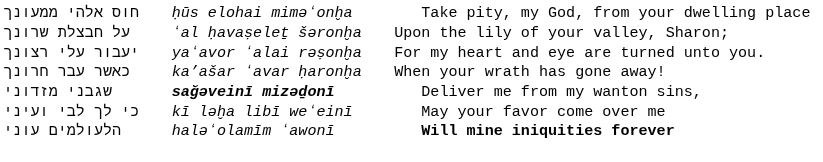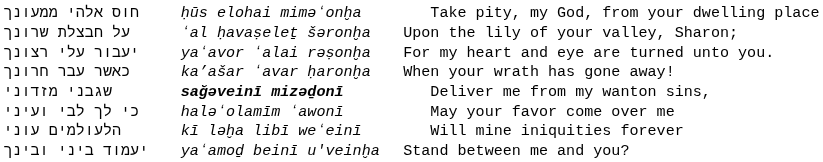(262, 112) kī lǝḫa libī weʻeinī -> (262, 112) halǝʻolamīm ʻawonī
(253, 131) halǝʻolamīm ʻawonī -> (271, 131) kī lǝḫa libī weʻeinī
(534, 131) bold -> (543, 131) normal
+ row: (76, 151)
